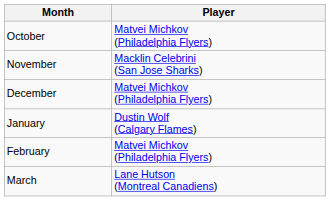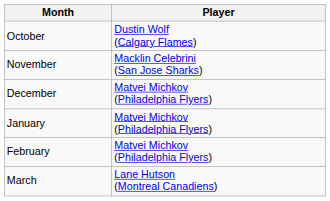(163, 36) Matvei Michkov (Philadelphia Flyers) -> (155, 36) Dustin Wolf (Calgary Flames)
(155, 123) Dustin Wolf (Calgary Flames) -> (163, 123) Matvei Michkov (Philadelphia Flyers)
